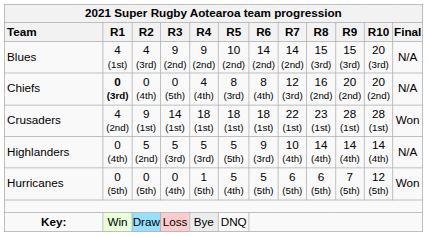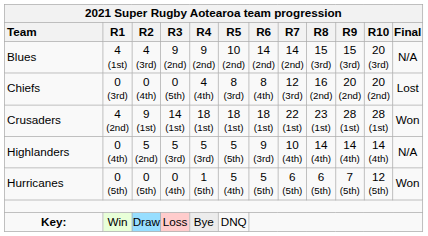(118, 89) bold -> (118, 89) normal
(408, 89) N/A -> (408, 89) Lost
